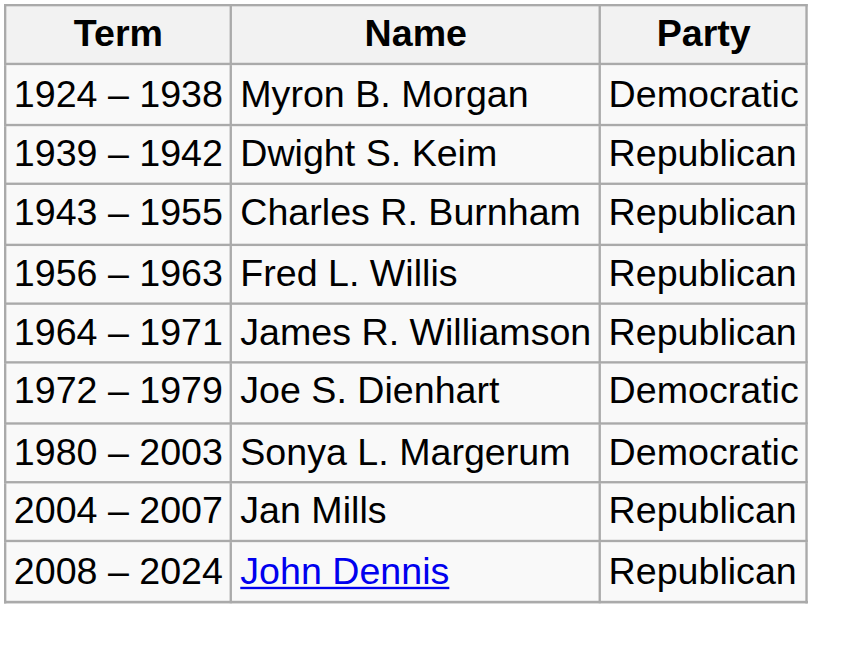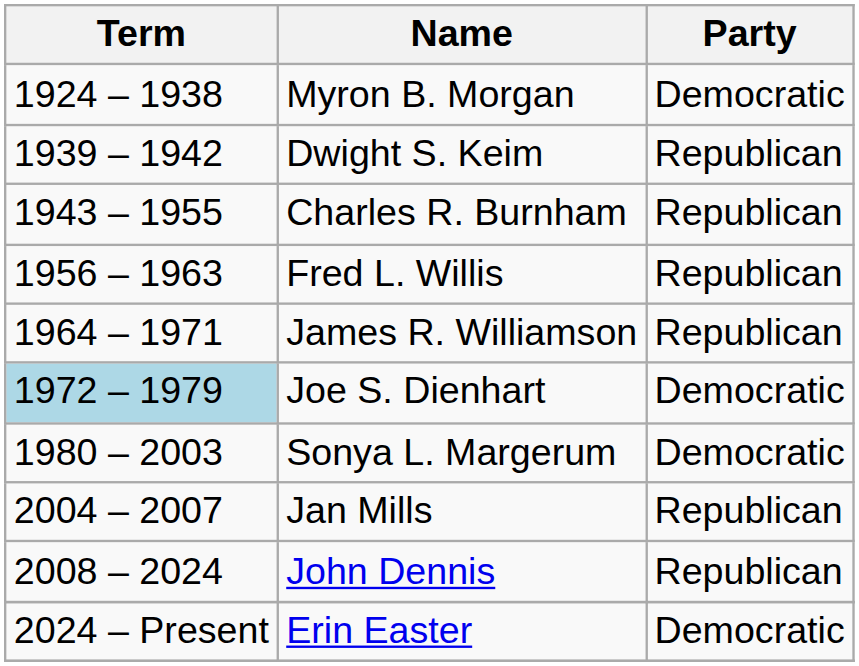(118, 392) no background -> (118, 392) lightblue background
+ row: (379, 630)
